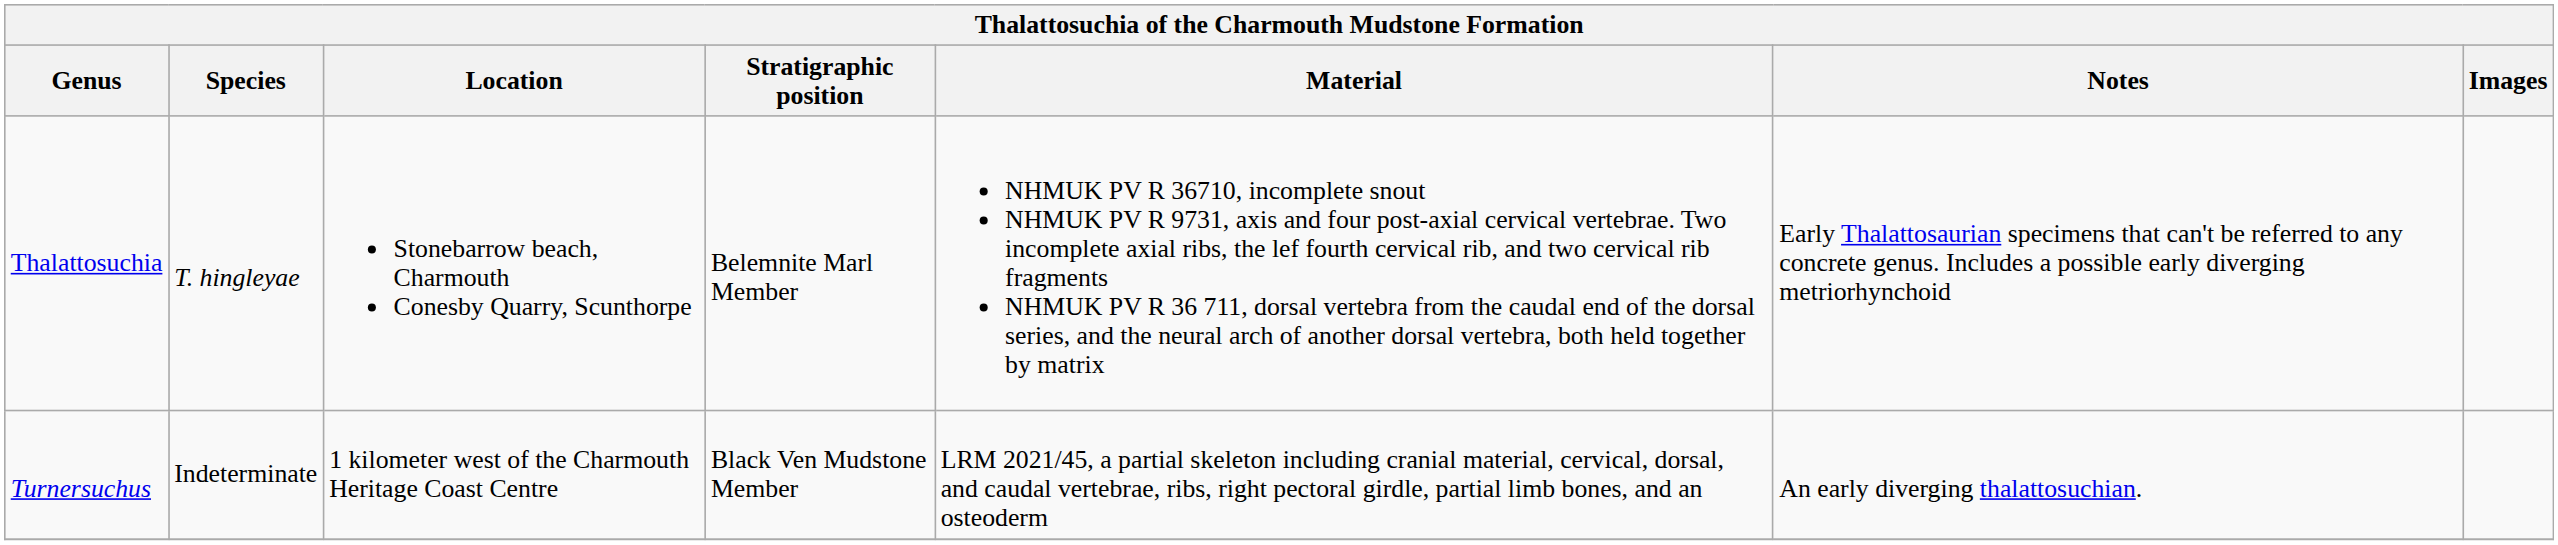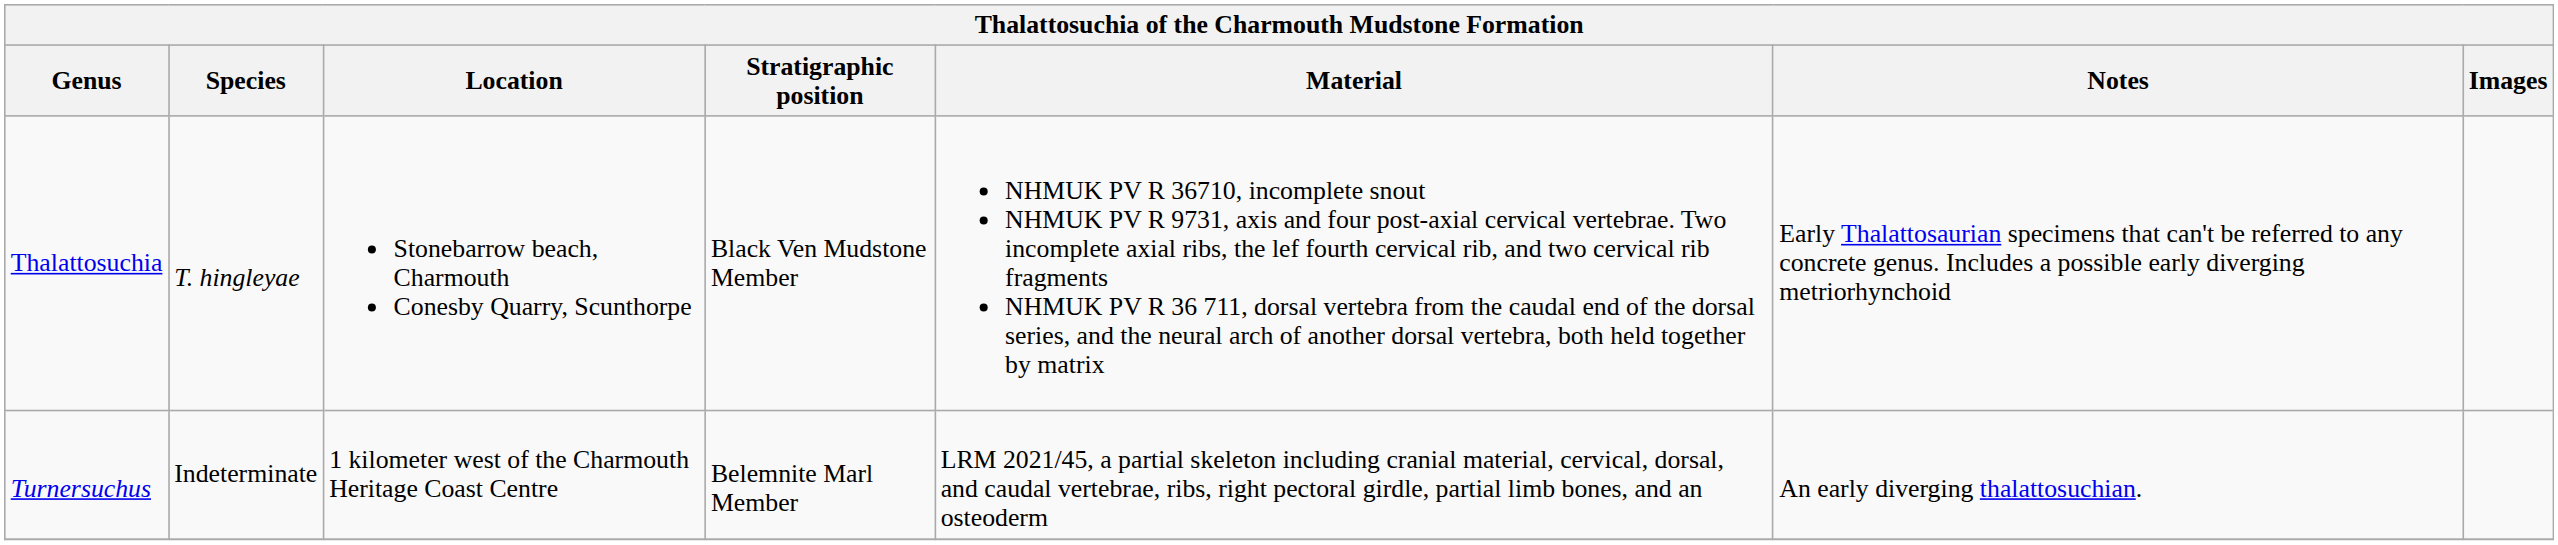(792, 277) Belemnite Marl Member -> (819, 262) Black Ven Mudstone Member
(819, 474) Black Ven Mudstone Member -> (792, 488) Belemnite Marl Member
